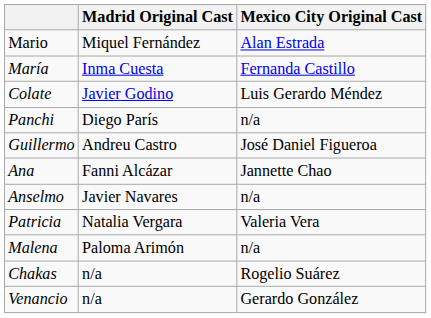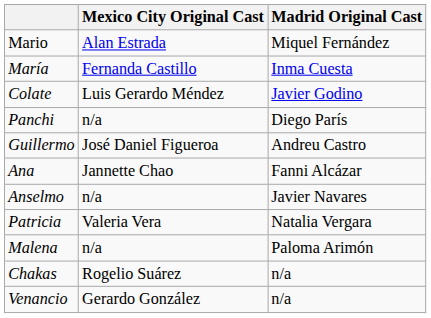columns swapped: (158, 17) <-> (331, 17)
